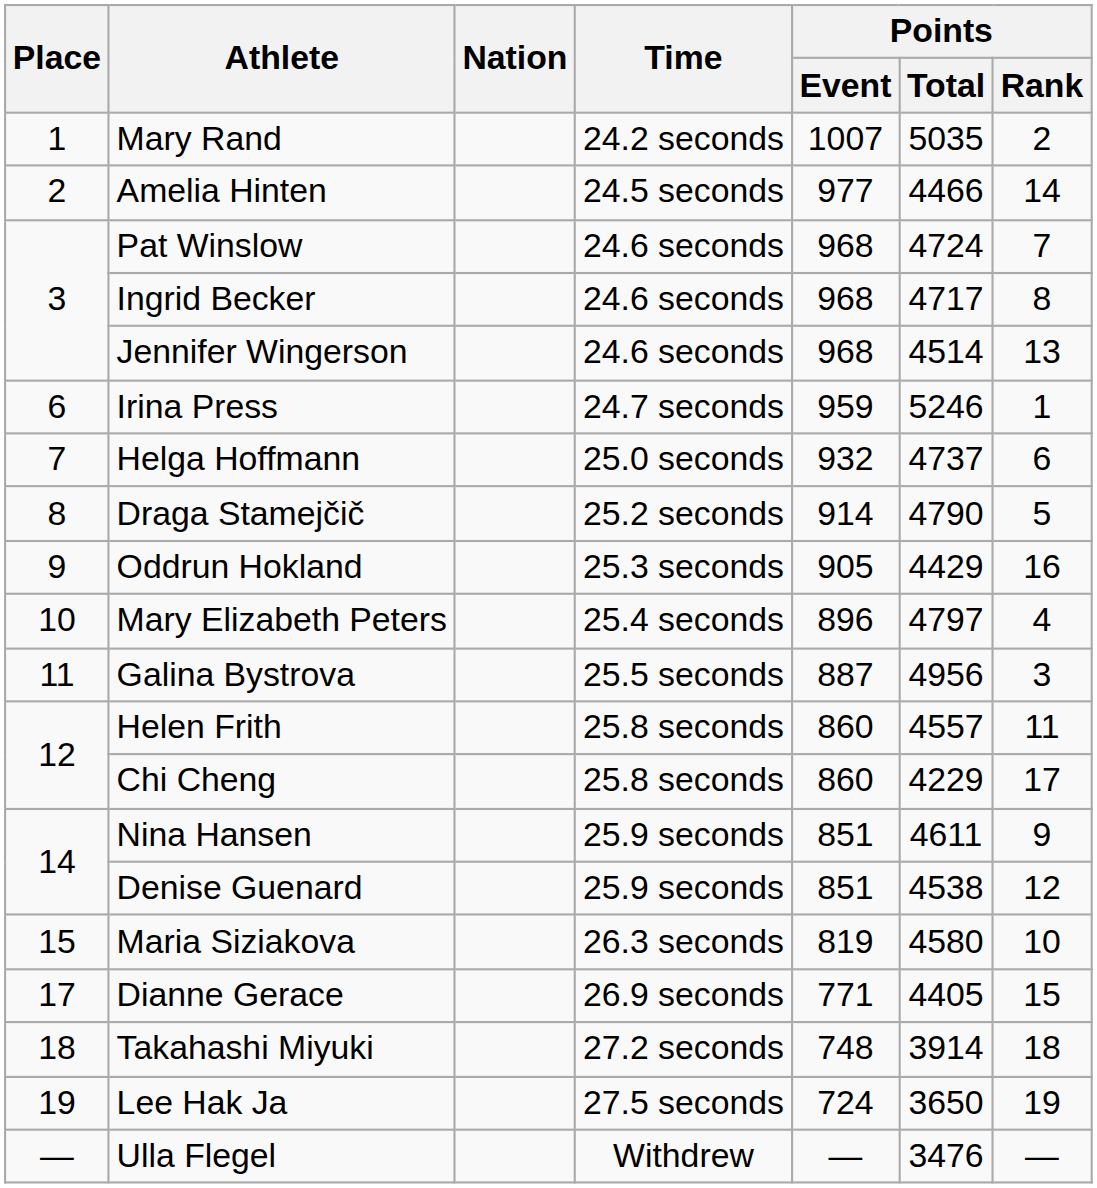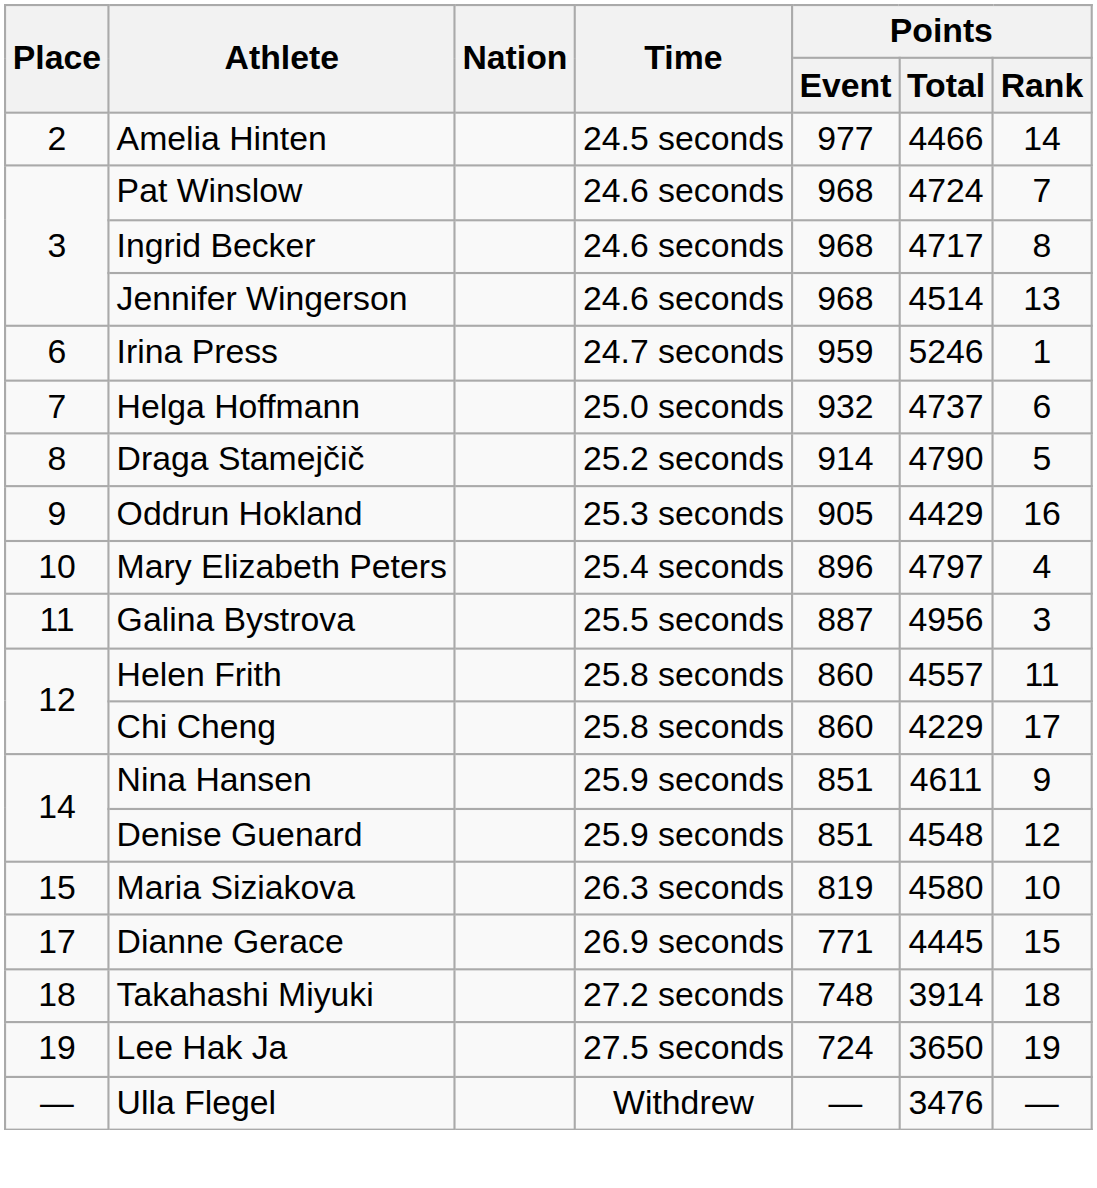- row: (199, 138)
(946, 887) 4538 -> (946, 834) 4548
(946, 995) 4405 -> (946, 941) 4445
